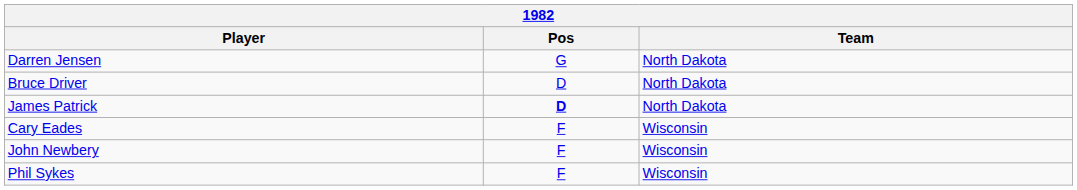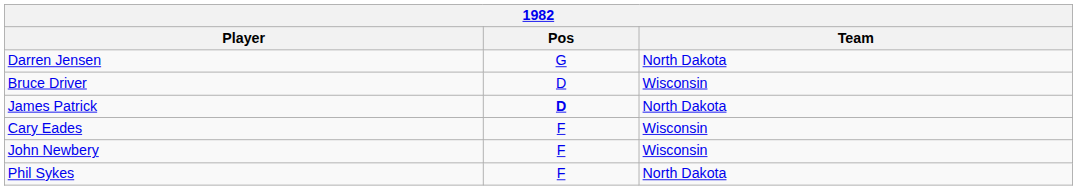(685, 83) North Dakota -> (675, 83) Wisconsin
(675, 173) Wisconsin -> (685, 173) North Dakota
